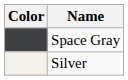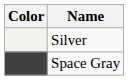rows swapped: (69, 63) <-> (86, 39)
